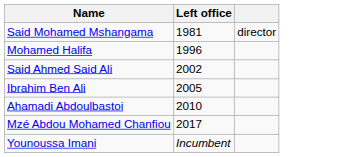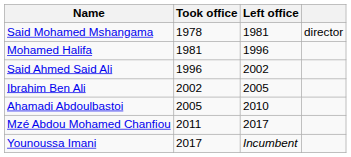+ column: (207, 13)
